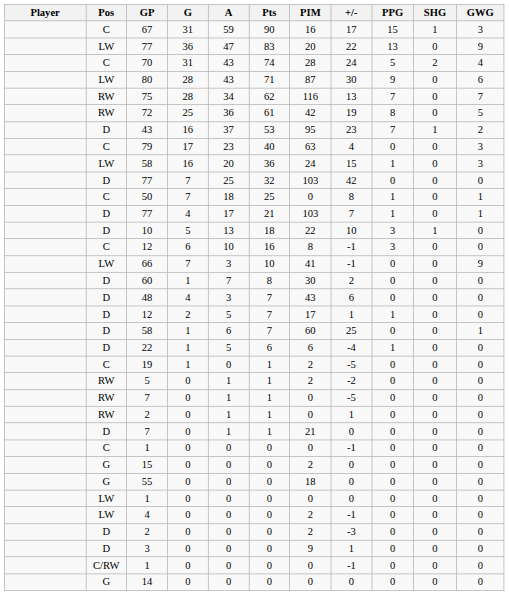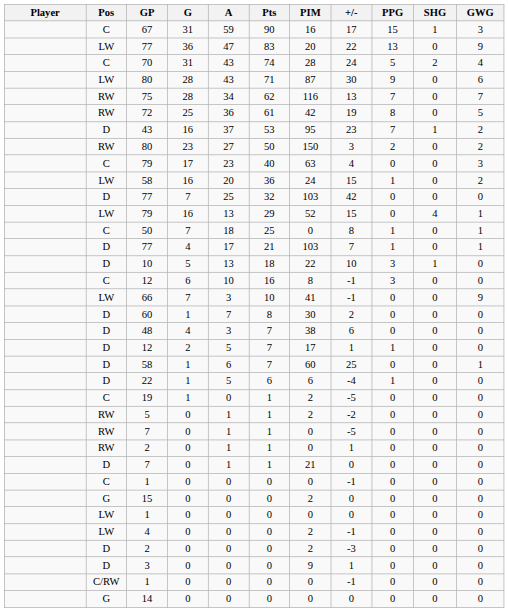+ row: (106, 146)
(480, 163) 3 -> (480, 180) 2
+ row: (106, 213)
(310, 297) 43 -> (310, 331) 38
- row: (106, 481)
